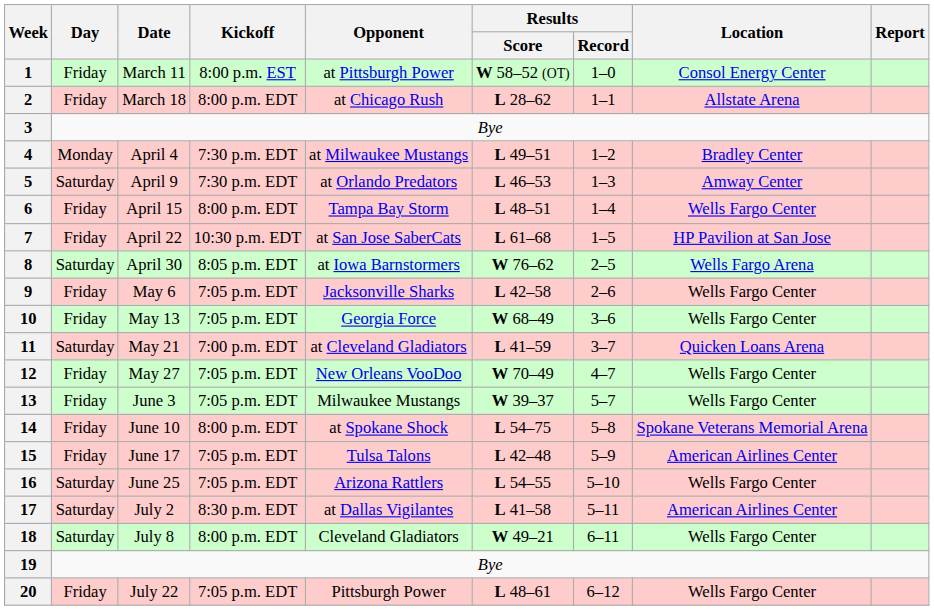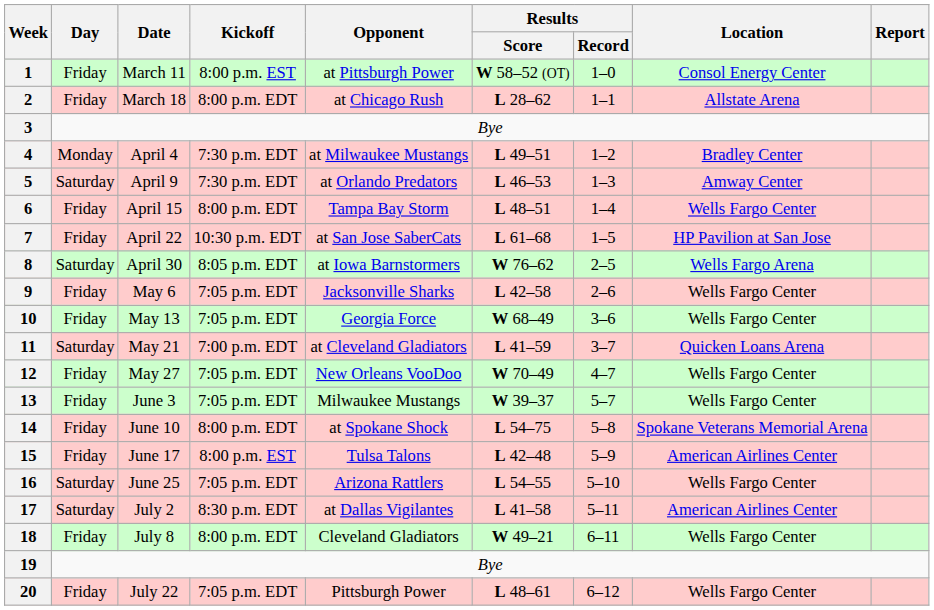(248, 455) 7:05 p.m. EDT -> (248, 455) 8:00 p.m. EST
(85, 537) Saturday -> (85, 537) Friday
